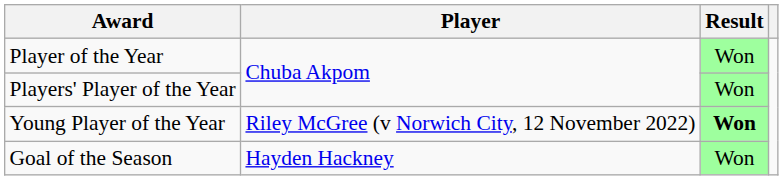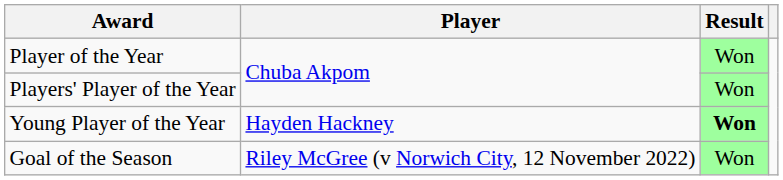(470, 123) Riley McGree (v Norwich City, 12 November 2022) -> (320, 123) Hayden Hackney
(320, 157) Hayden Hackney -> (470, 157) Riley McGree (v Norwich City, 12 November 2022)
